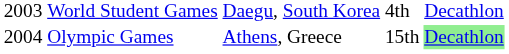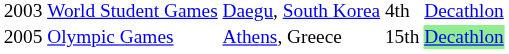(23, 37) 2004 -> (23, 37) 2005
